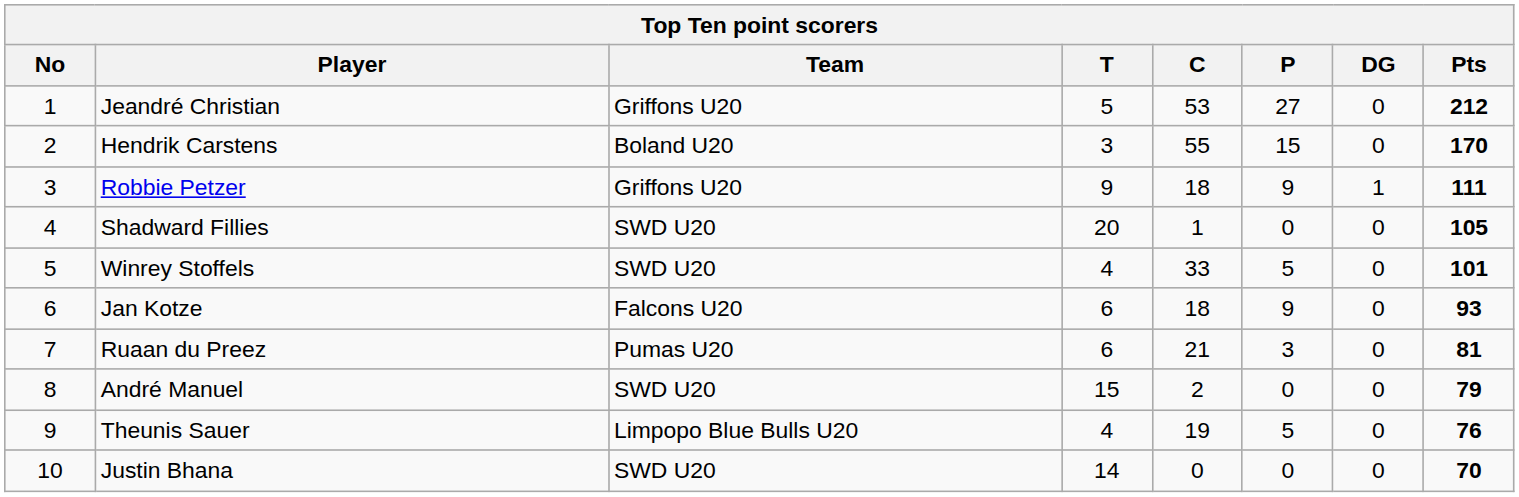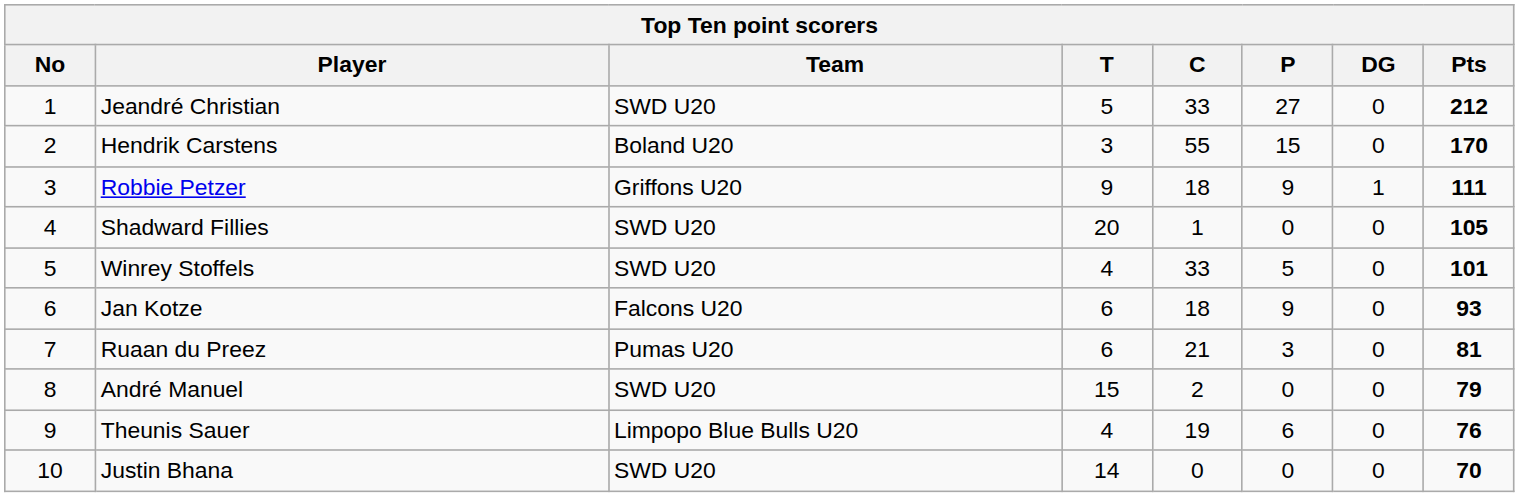(678, 106) Griffons U20 -> (665, 106) SWD U20
(1197, 106) 53 -> (1197, 106) 33
(1288, 430) 5 -> (1288, 430) 6
